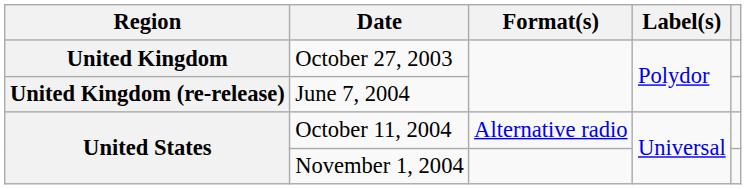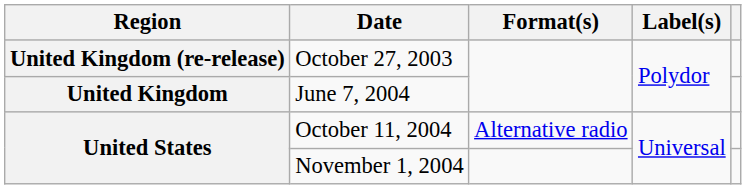(147, 58) United Kingdom -> (147, 58) United Kingdom (re-release)
(147, 93) United Kingdom (re-release) -> (147, 93) United Kingdom
